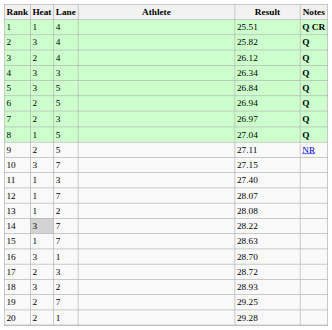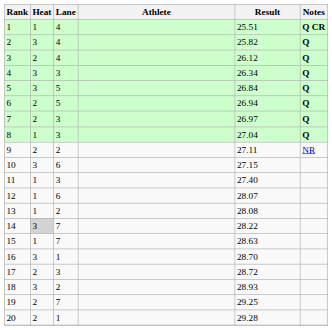(58, 134) 5 -> (58, 134) 3
(58, 149) 5 -> (58, 149) 2
(58, 165) 7 -> (58, 165) 6
(58, 195) 7 -> (58, 195) 6
